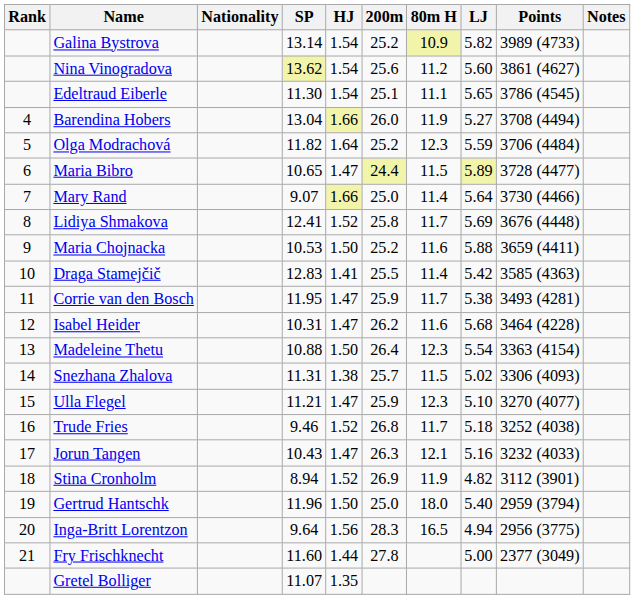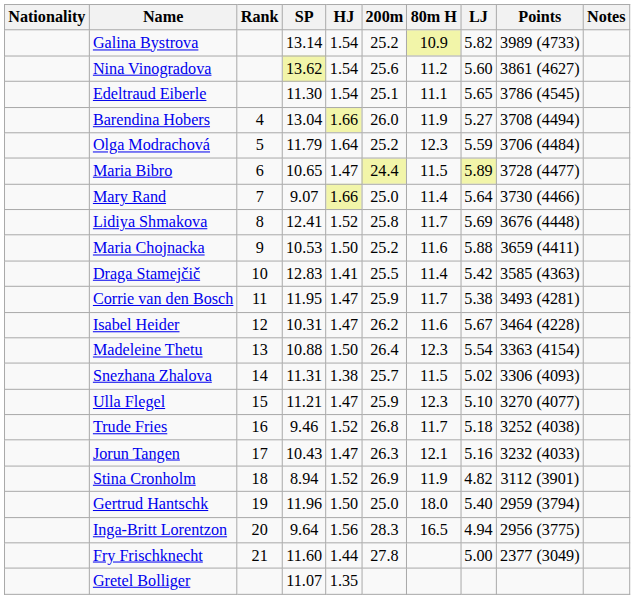columns swapped: (27, 17) <-> (240, 17)
(304, 145) 11.82 -> (304, 145) 11.79
(479, 324) 5.68 -> (479, 324) 5.67
